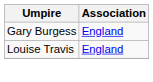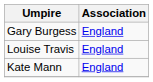+ row: (34, 67)
